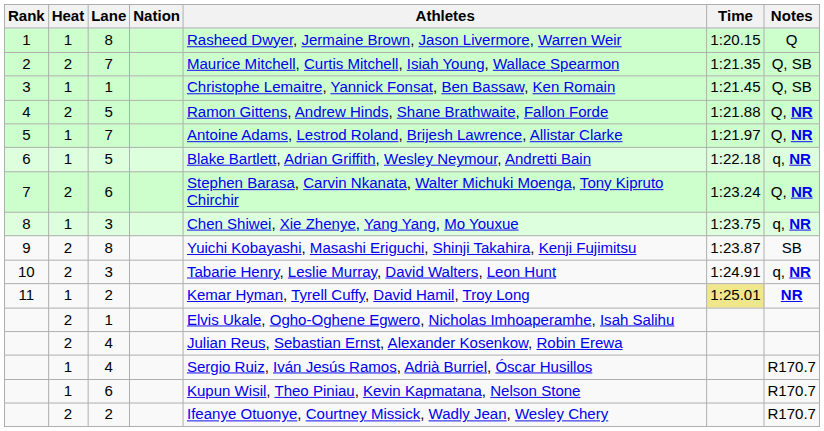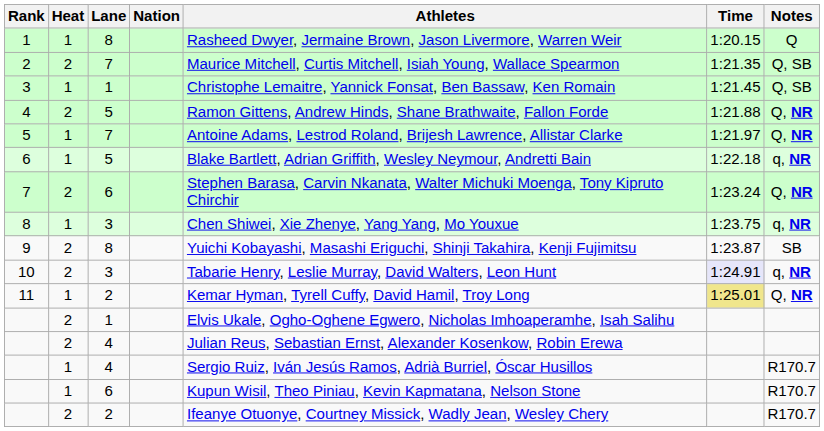(735, 271) no background -> (735, 271) lavender background
(792, 295) NR -> (792, 295) Q, NR
